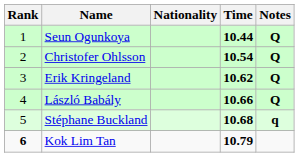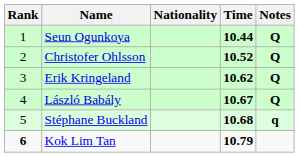(238, 57) 10.54 -> (238, 57) 10.52
(238, 99) 10.66 -> (238, 99) 10.67
